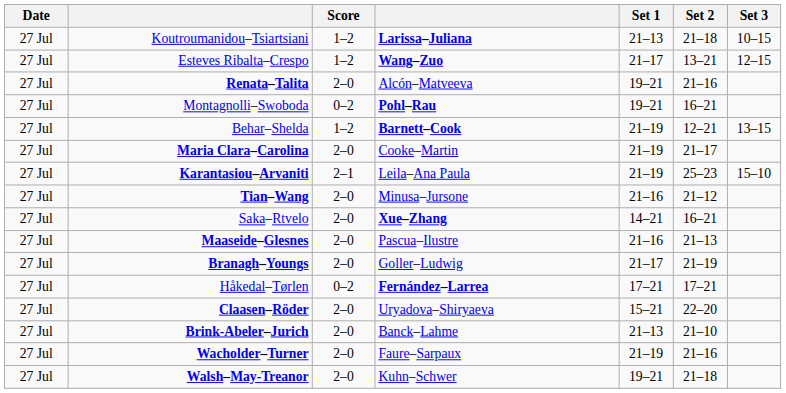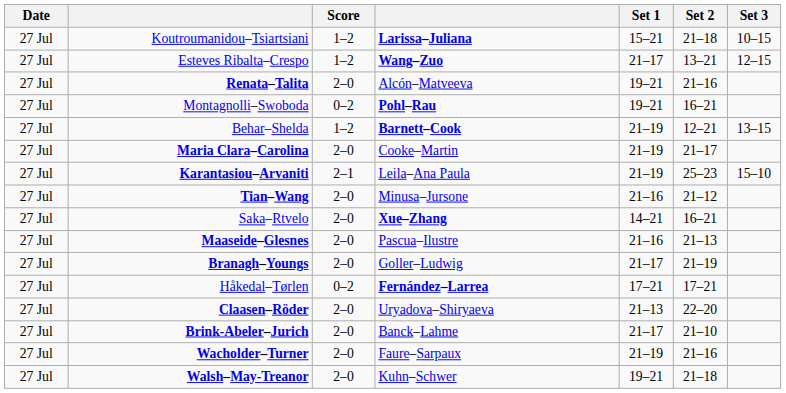(646, 38) 21–13 -> (646, 38) 15–21
(646, 309) 15–21 -> (646, 309) 21–13
(646, 332) 21–13 -> (646, 332) 21–17
